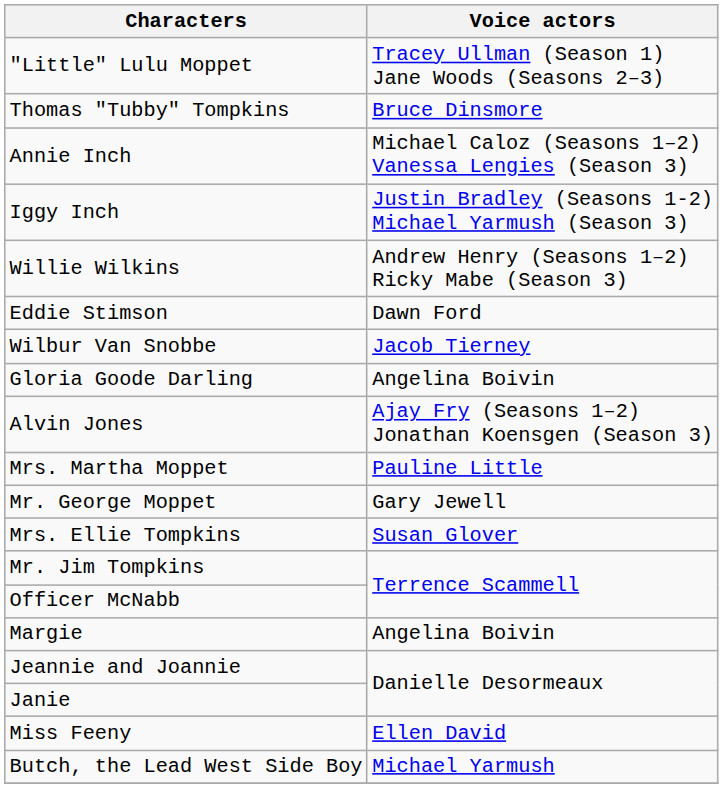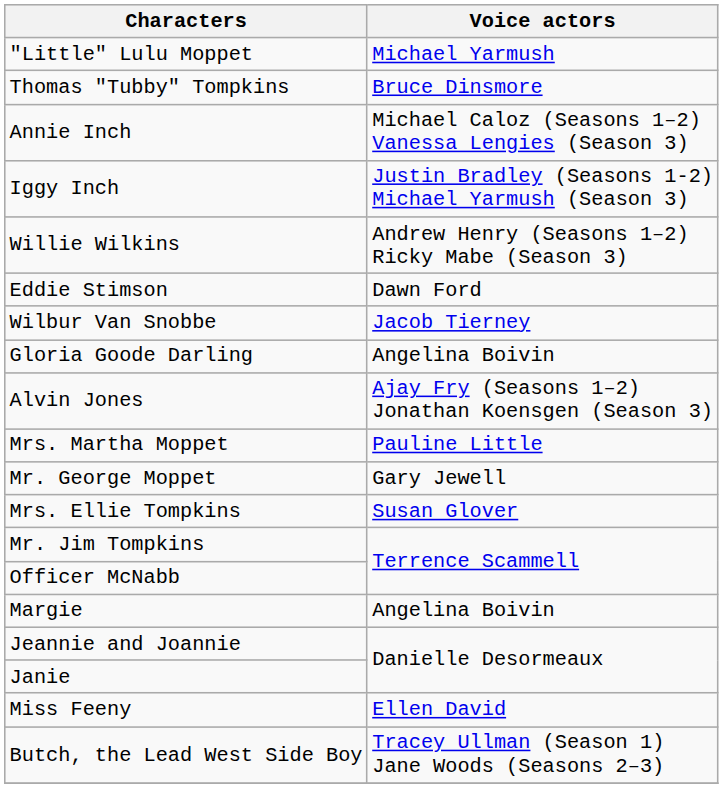(518, 66) Tracey Ullman (Season 1) Jane Woods (Seasons 2–3) -> (463, 54) Michael Yarmush
(463, 766) Michael Yarmush -> (518, 755) Tracey Ullman (Season 1) Jane Woods (Seasons 2–3)
